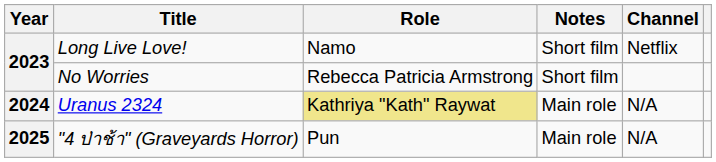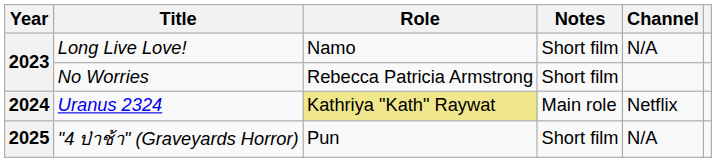(652, 47) Netflix -> (642, 47) N/A
(642, 105) N/A -> (652, 105) Netflix
(579, 138) Main role -> (580, 138) Short film
